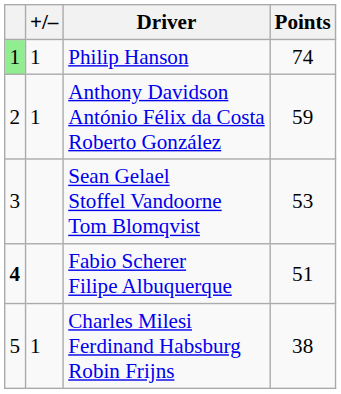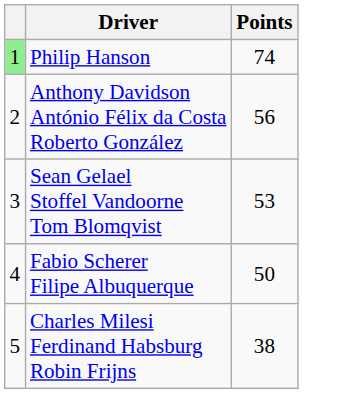- column: (44, 22)
(303, 116) 59 -> (264, 116) 56
(15, 274) bold -> (15, 274) normal
(303, 274) 51 -> (264, 274) 50
